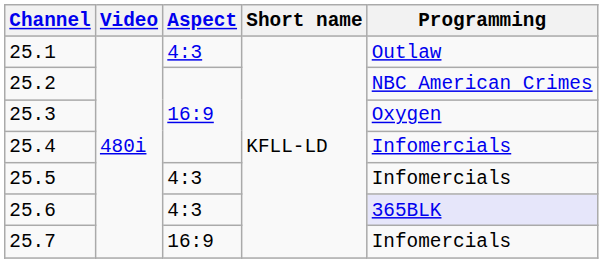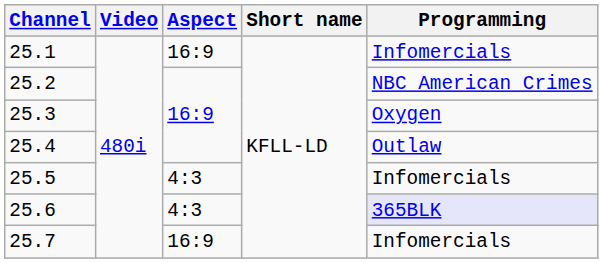(185, 52) 4:3 -> (191, 52) 16:9
(407, 52) Outlaw -> (441, 52) Infomercials
(441, 147) Infomercials -> (407, 147) Outlaw
